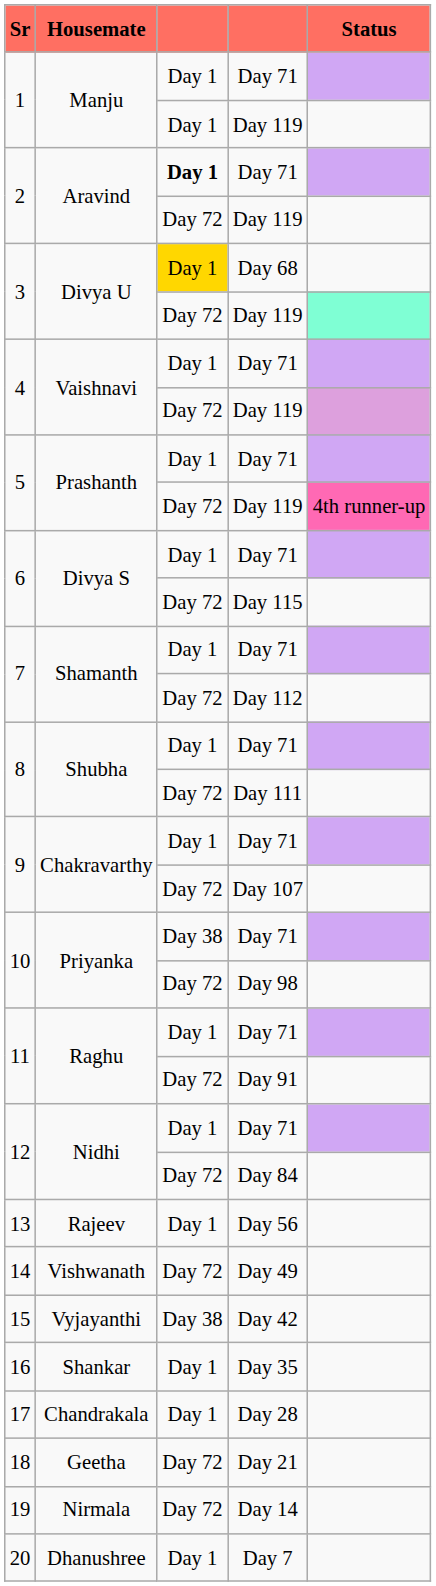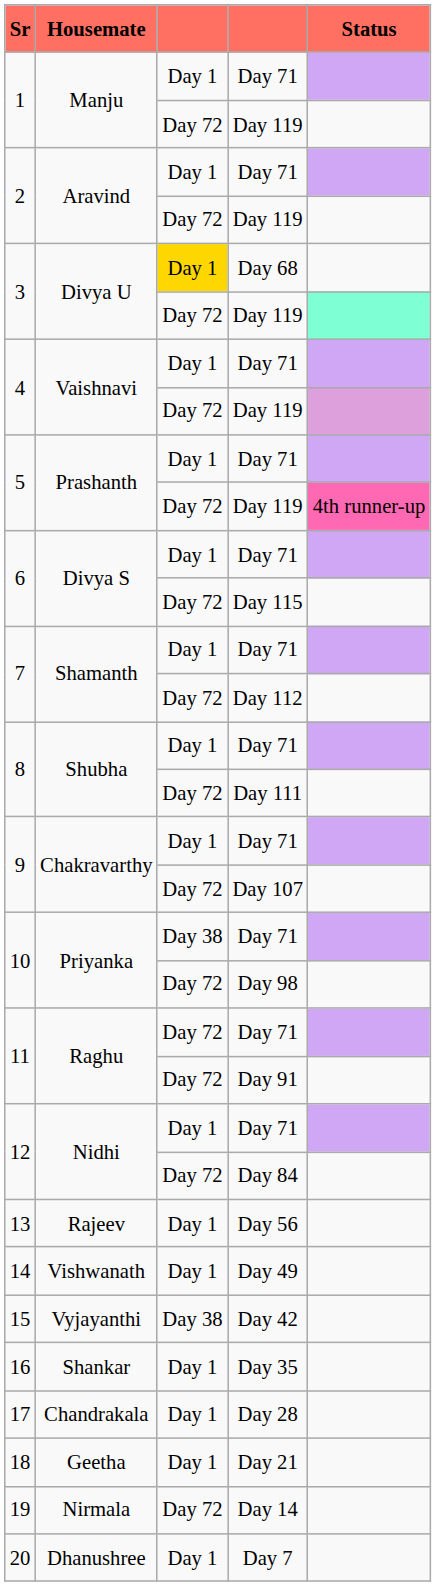(192, 124) Day 1 -> (192, 124) Day 72
(192, 172) bold -> (192, 172) normal
(192, 1032) Day 1 -> (192, 1032) Day 72
(192, 1271) Day 72 -> (192, 1271) Day 1
(192, 1462) Day 72 -> (192, 1462) Day 1
